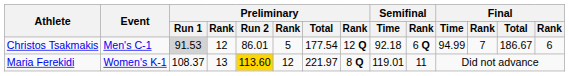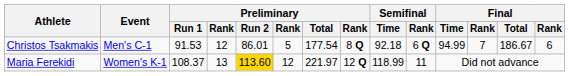(188, 46) lightgrey background -> (188, 46) no background
(355, 46) 12 Q -> (355, 46) 8 Q
(355, 63) 8 Q -> (355, 63) 12 Q
(388, 63) 119.01 -> (388, 63) 118.99
